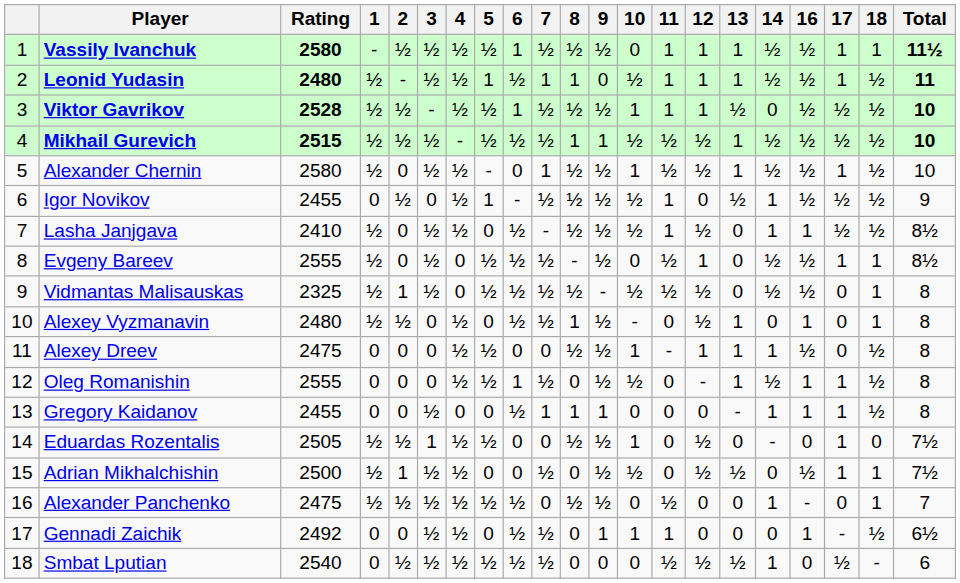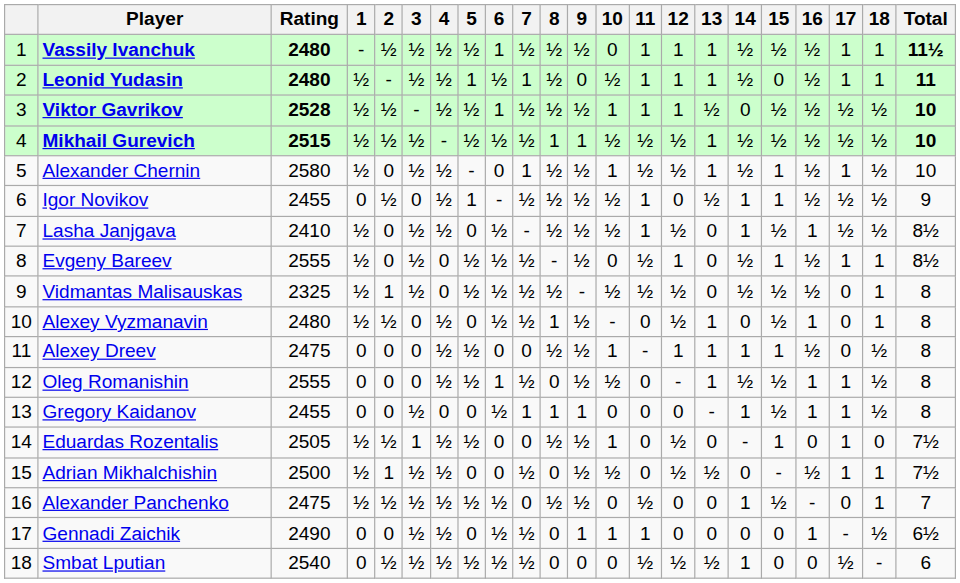+ column: (779, 19)
(321, 49) 2580 -> (309, 49) 2480
(574, 79) 1 -> (554, 79) ½
(877, 79) ½ -> (879, 79) 1
(321, 532) 2492 -> (309, 532) 2490
